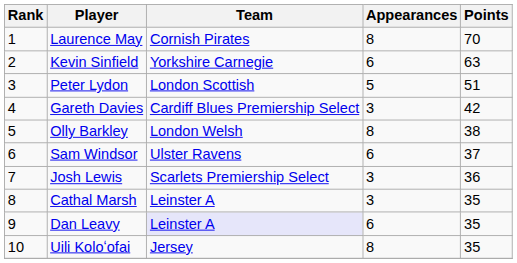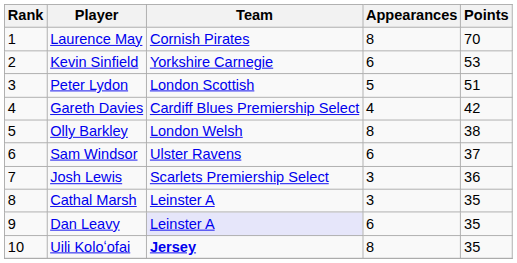(472, 62) 63 -> (472, 62) 53
(370, 108) 3 -> (370, 108) 4
(171, 246) normal -> (173, 246) bold
